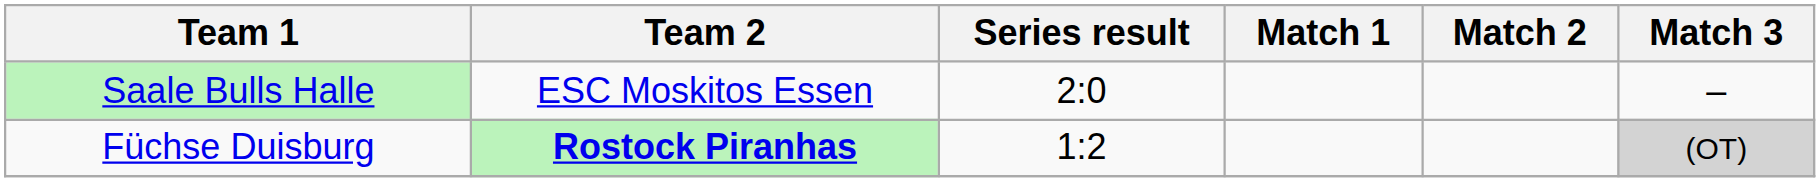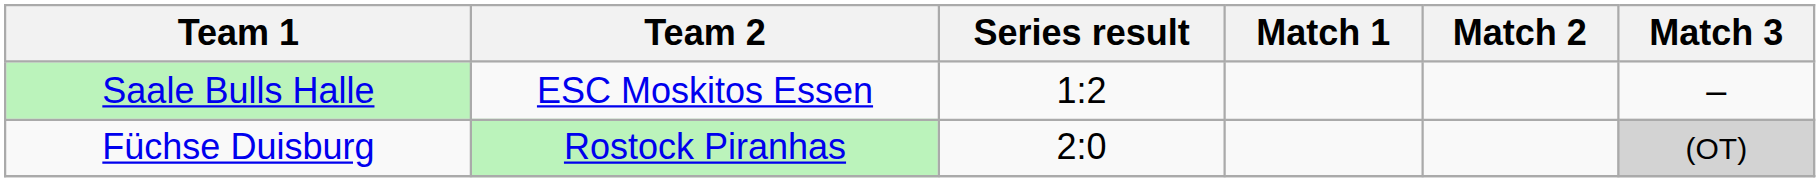(1082, 90) 2:0 -> (1082, 90) 1:2
(705, 147) bold -> (705, 147) normal
(1082, 147) 1:2 -> (1082, 147) 2:0
